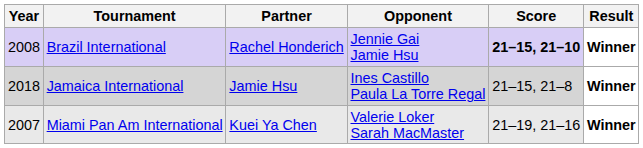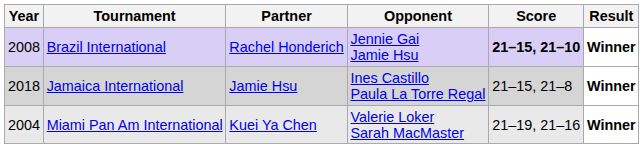(24, 125) 2007 -> (24, 125) 2004
